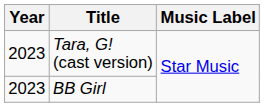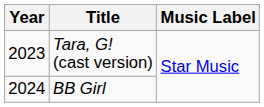(27, 89) 2023 -> (27, 89) 2024
